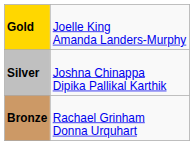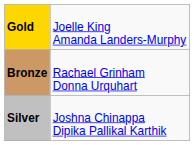rows swapped: (23, 72) <-> (27, 118)
